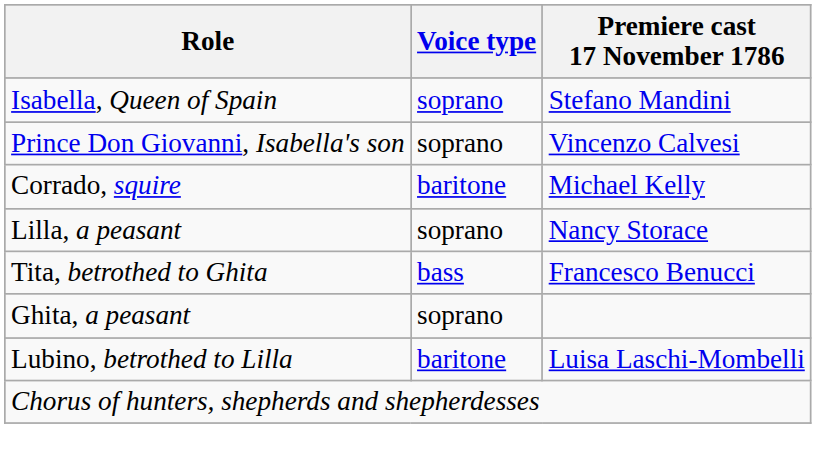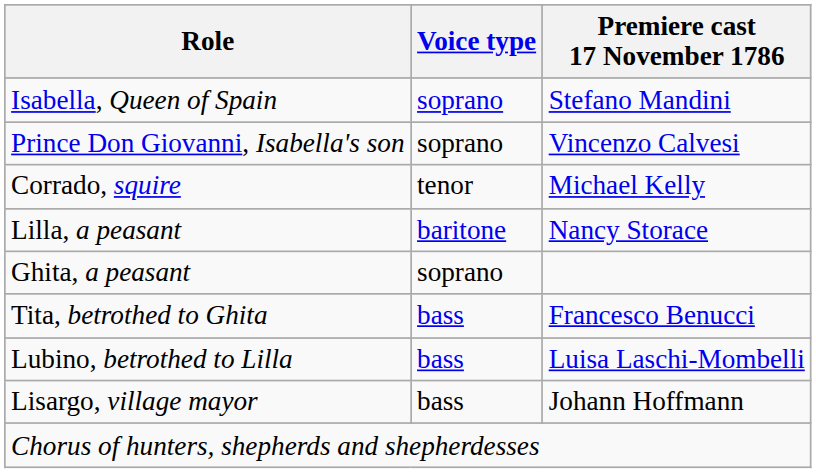(462, 186) baritone -> (445, 186) tenor
(460, 229) soprano -> (462, 229) baritone
rows swapped: (101, 315) <-> (139, 272)
(462, 358) baritone -> (440, 358) bass
+ row: (134, 401)
